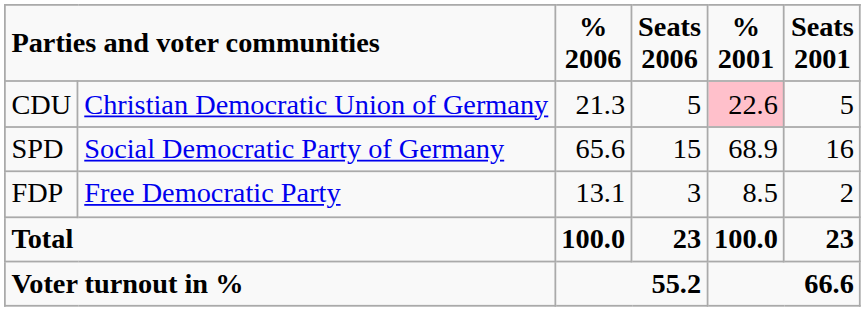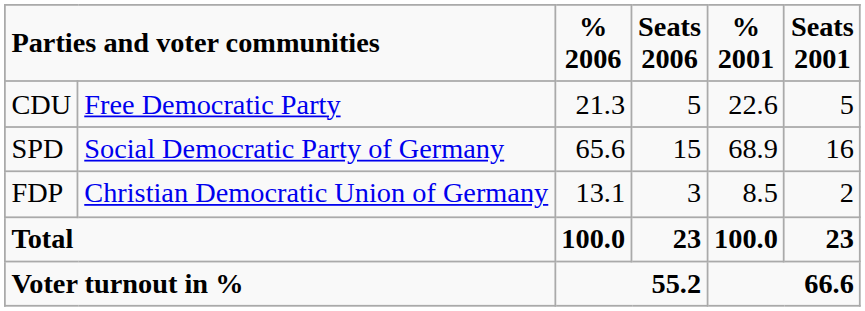(316, 103) Christian Democratic Union of Germany -> (212, 103) Free Democratic Party
(753, 103) pink background -> (753, 103) no background
(212, 193) Free Democratic Party -> (316, 193) Christian Democratic Union of Germany
